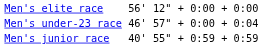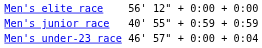rows swapped: (63, 23) <-> (57, 38)
